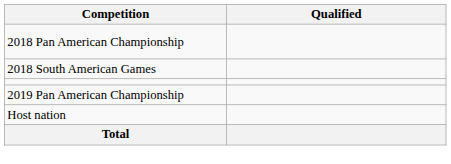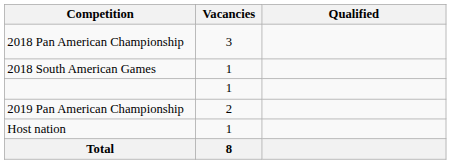+ column: (229, 14)
